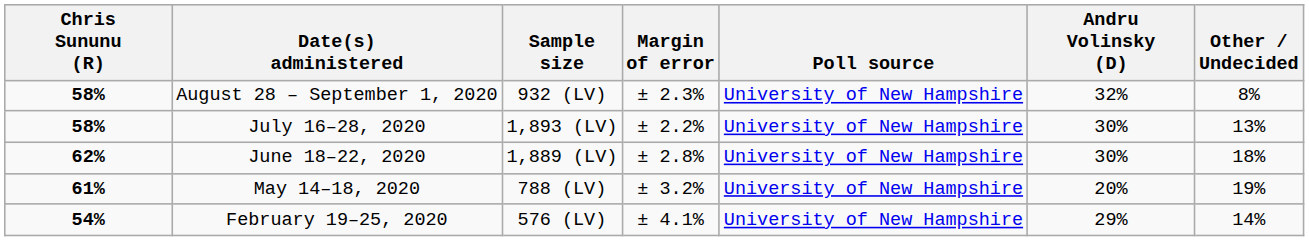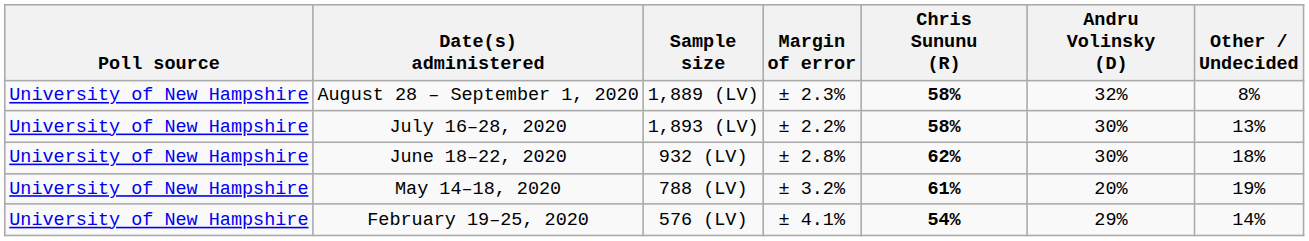columns swapped: (873, 64) <-> (88, 42)
(562, 95) 932 (LV) -> (703, 95) 1,889 (LV)
(562, 157) 1,889 (LV) -> (703, 157) 932 (LV)
